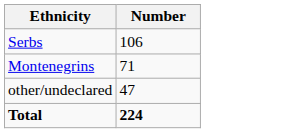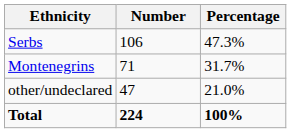+ column: (243, 16)
